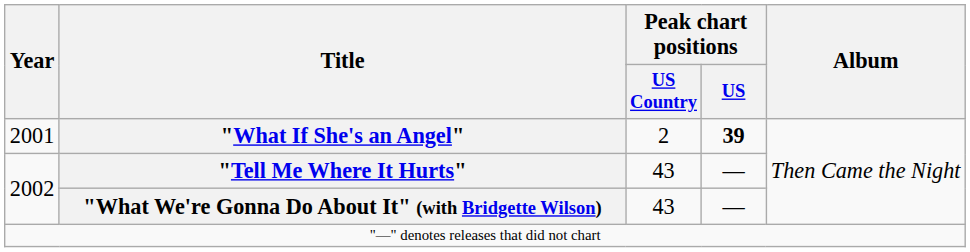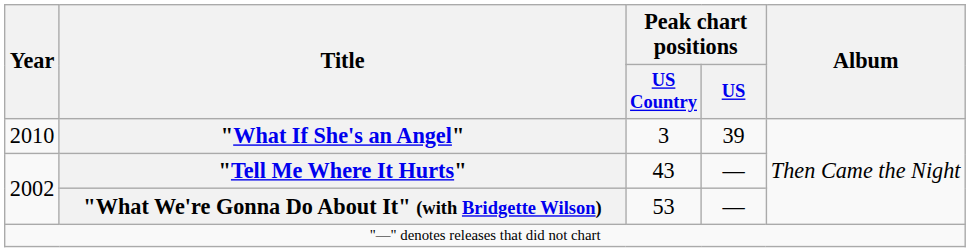(32, 135) 2001 -> (32, 135) 2010
(664, 135) 2 -> (664, 135) 3
(734, 135) bold -> (734, 135) normal
(664, 206) 43 -> (664, 206) 53
